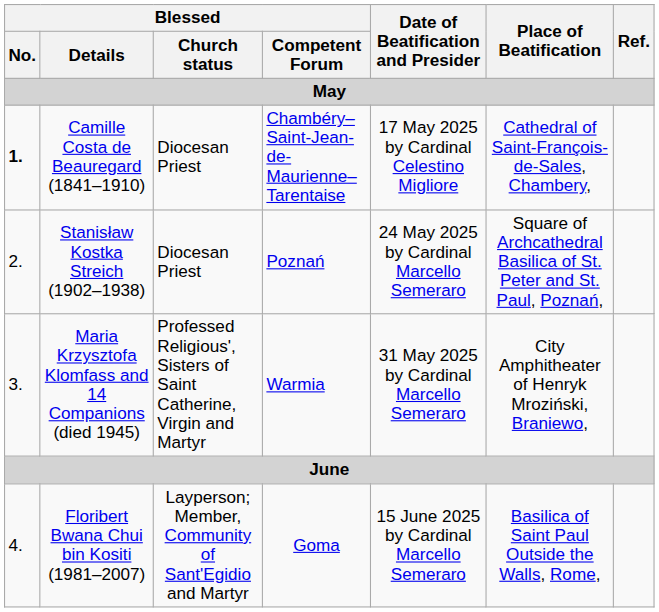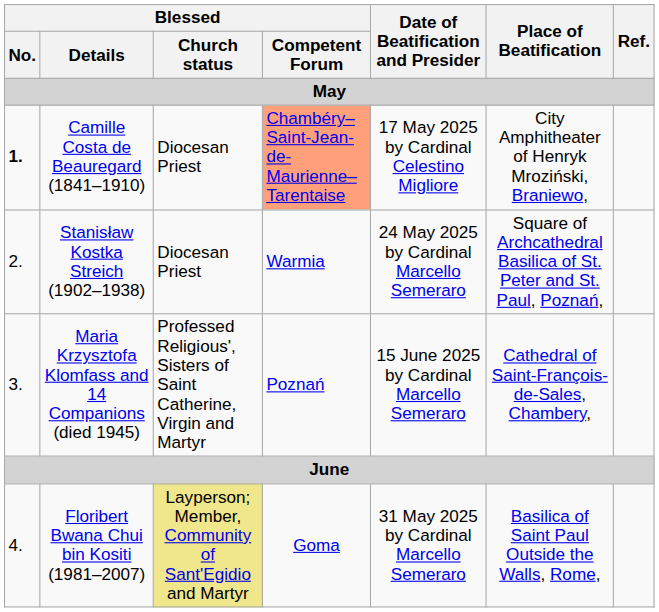(312, 157) no background -> (312, 157) lightsalmon background
(550, 157) Cathedral of Saint-François-de-Sales, Chambery, -> (550, 157) City Amphitheater of Henryk Mroziński, Braniewo,
(295, 261) Poznań -> (296, 261) Warmia
(296, 384) Warmia -> (295, 384) Poznań
(428, 384) 31 May 2025 by Cardinal Marcello Semeraro -> (428, 384) 15 June 2025 by Cardinal Marcello Semeraro
(550, 384) City Amphitheater of Henryk Mroziński, Braniewo, -> (550, 384) Cathedral of Saint-François-de-Sales, Chambery,
(208, 545) no background -> (208, 545) khaki background
(428, 545) 15 June 2025 by Cardinal Marcello Semeraro -> (428, 545) 31 May 2025 by Cardinal Marcello Semeraro
